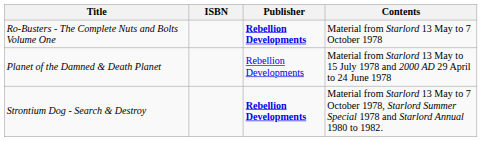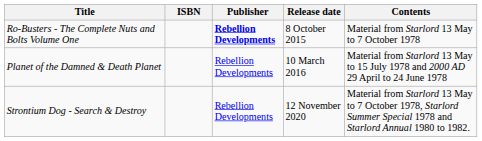+ column: (314, 12)
(276, 111) bold -> (244, 111) normal
